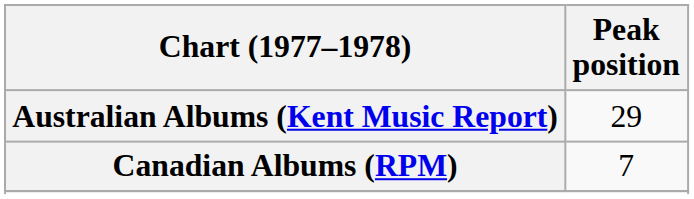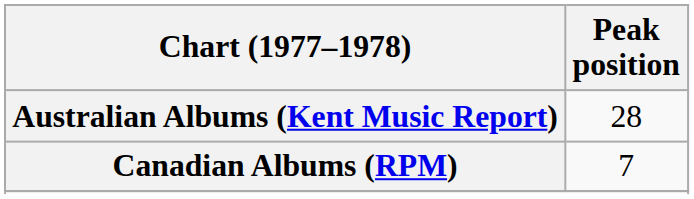(626, 115) 29 -> (626, 115) 28
